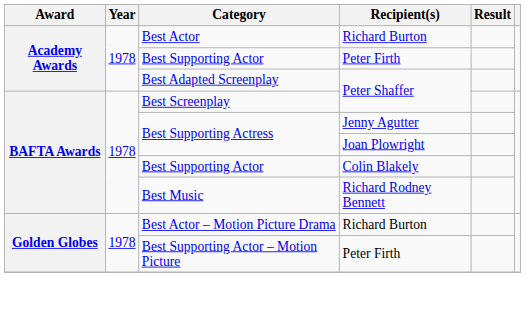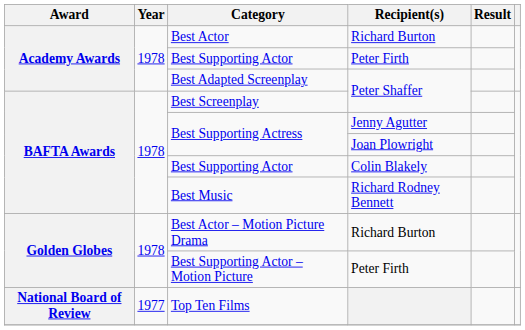+ row: (210, 306)
